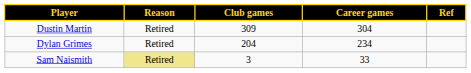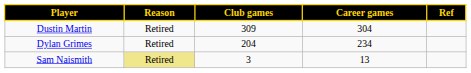(365, 59) 33 -> (365, 59) 13
